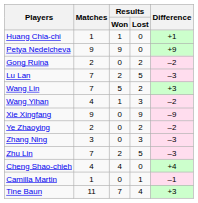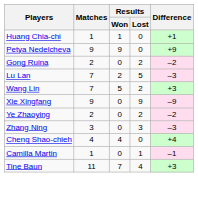- row: (27, 101)
- row: (19, 153)
